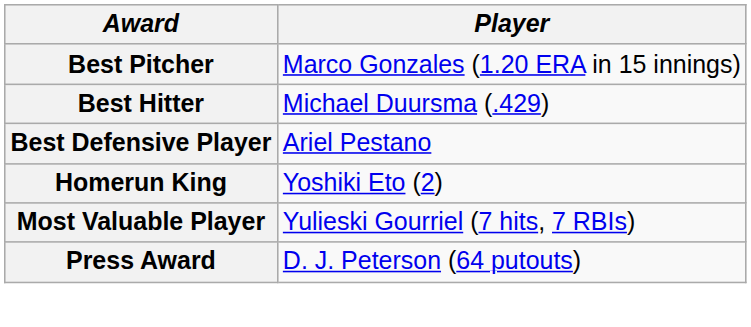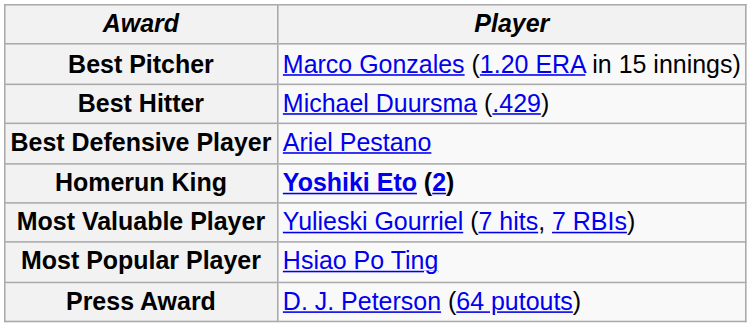(363, 182) normal -> (369, 182) bold
+ row: (141, 261)
